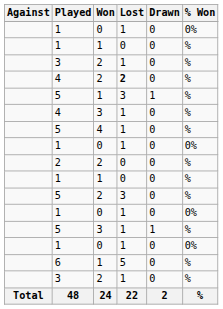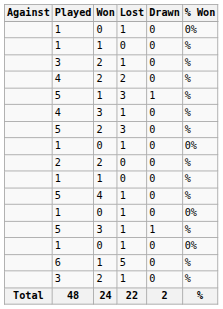(123, 80) bold -> (123, 80) normal
rows swapped: (58, 130) <-> (58, 196)
